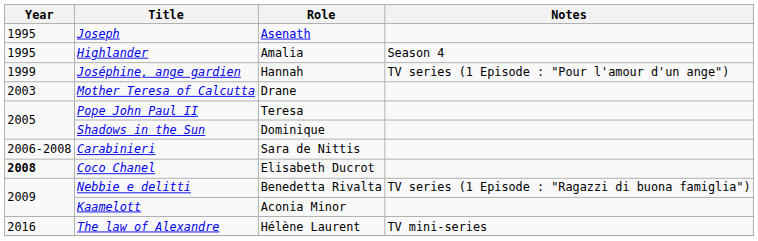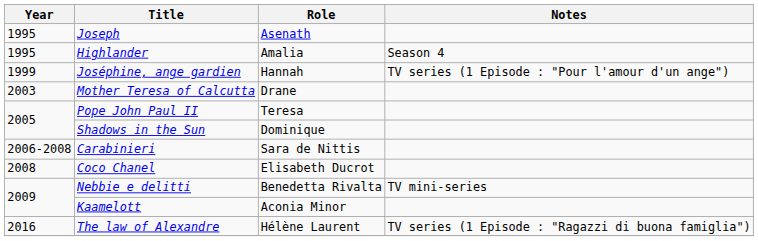(22, 168) bold -> (22, 168) normal
(569, 188) TV series (1 Episode : "Ragazzi di buona famiglia") -> (437, 188) TV mini-series
(437, 226) TV mini-series -> (569, 226) TV series (1 Episode : "Ragazzi di buona famiglia")
